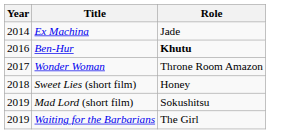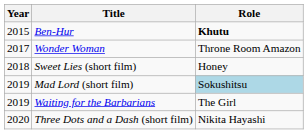- row: (62, 31)
(18, 48) 2016 -> (18, 31) 2015
(185, 102) no background -> (222, 84) lightblue background
+ row: (114, 119)
